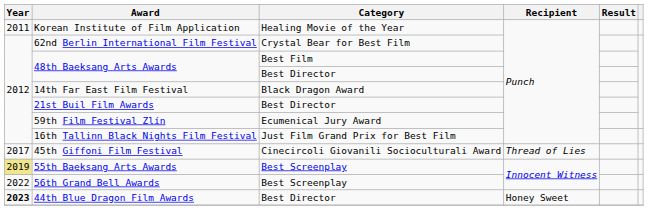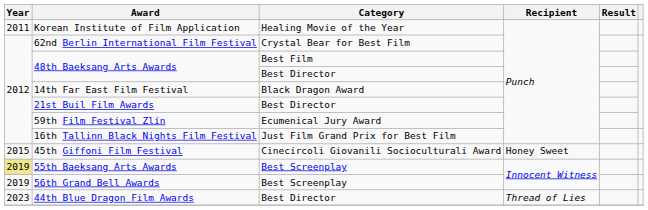(18, 151) 2017 -> (18, 151) 2015
(546, 151) Thread of Lies -> (537, 151) Honey Sweet
(18, 182) 2022 -> (18, 182) 2019
(18, 198) bold -> (18, 198) normal
(537, 198) Honey Sweet -> (546, 198) Thread of Lies
